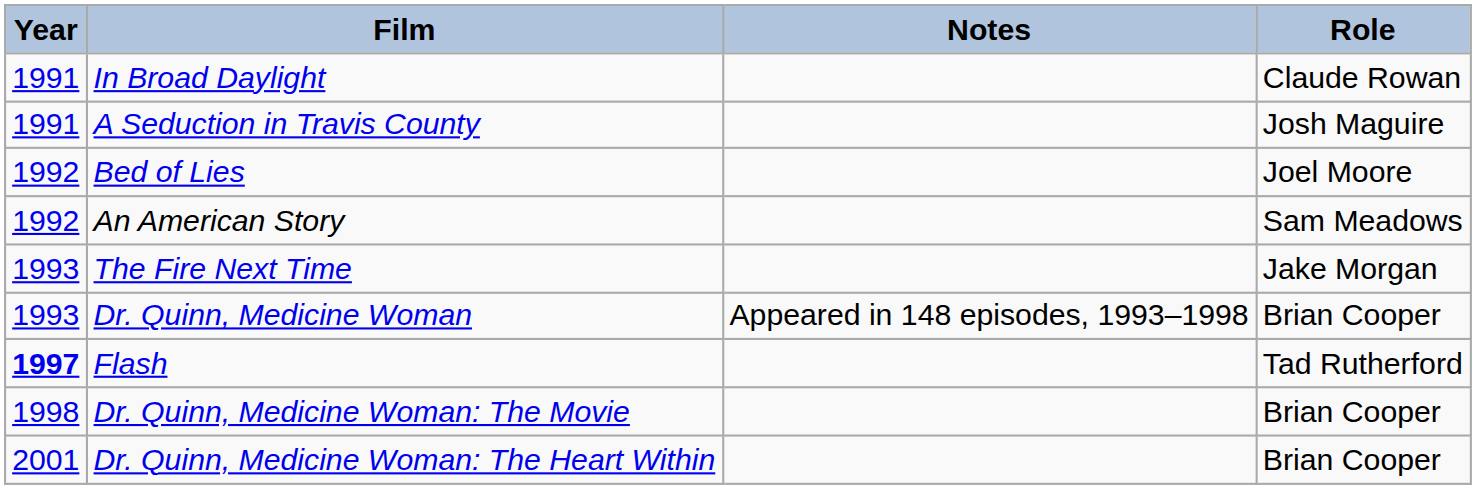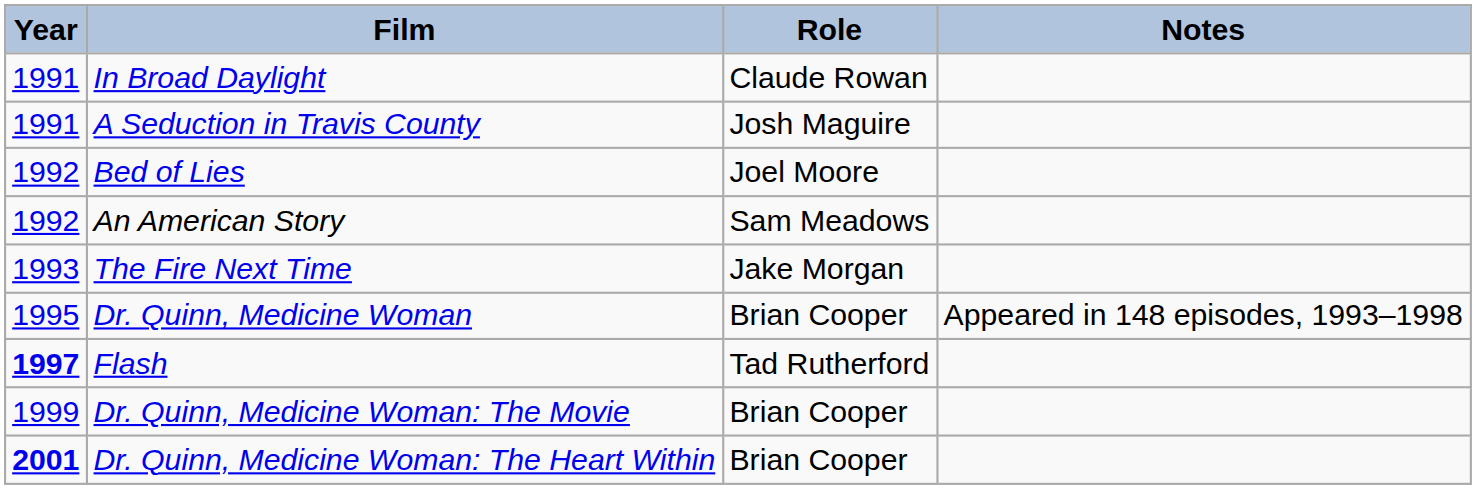columns swapped: (1363, 29) <-> (989, 29)
(46, 316) 1993 -> (46, 316) 1995
(46, 412) 1998 -> (46, 412) 1999
(46, 459) normal -> (46, 459) bold
